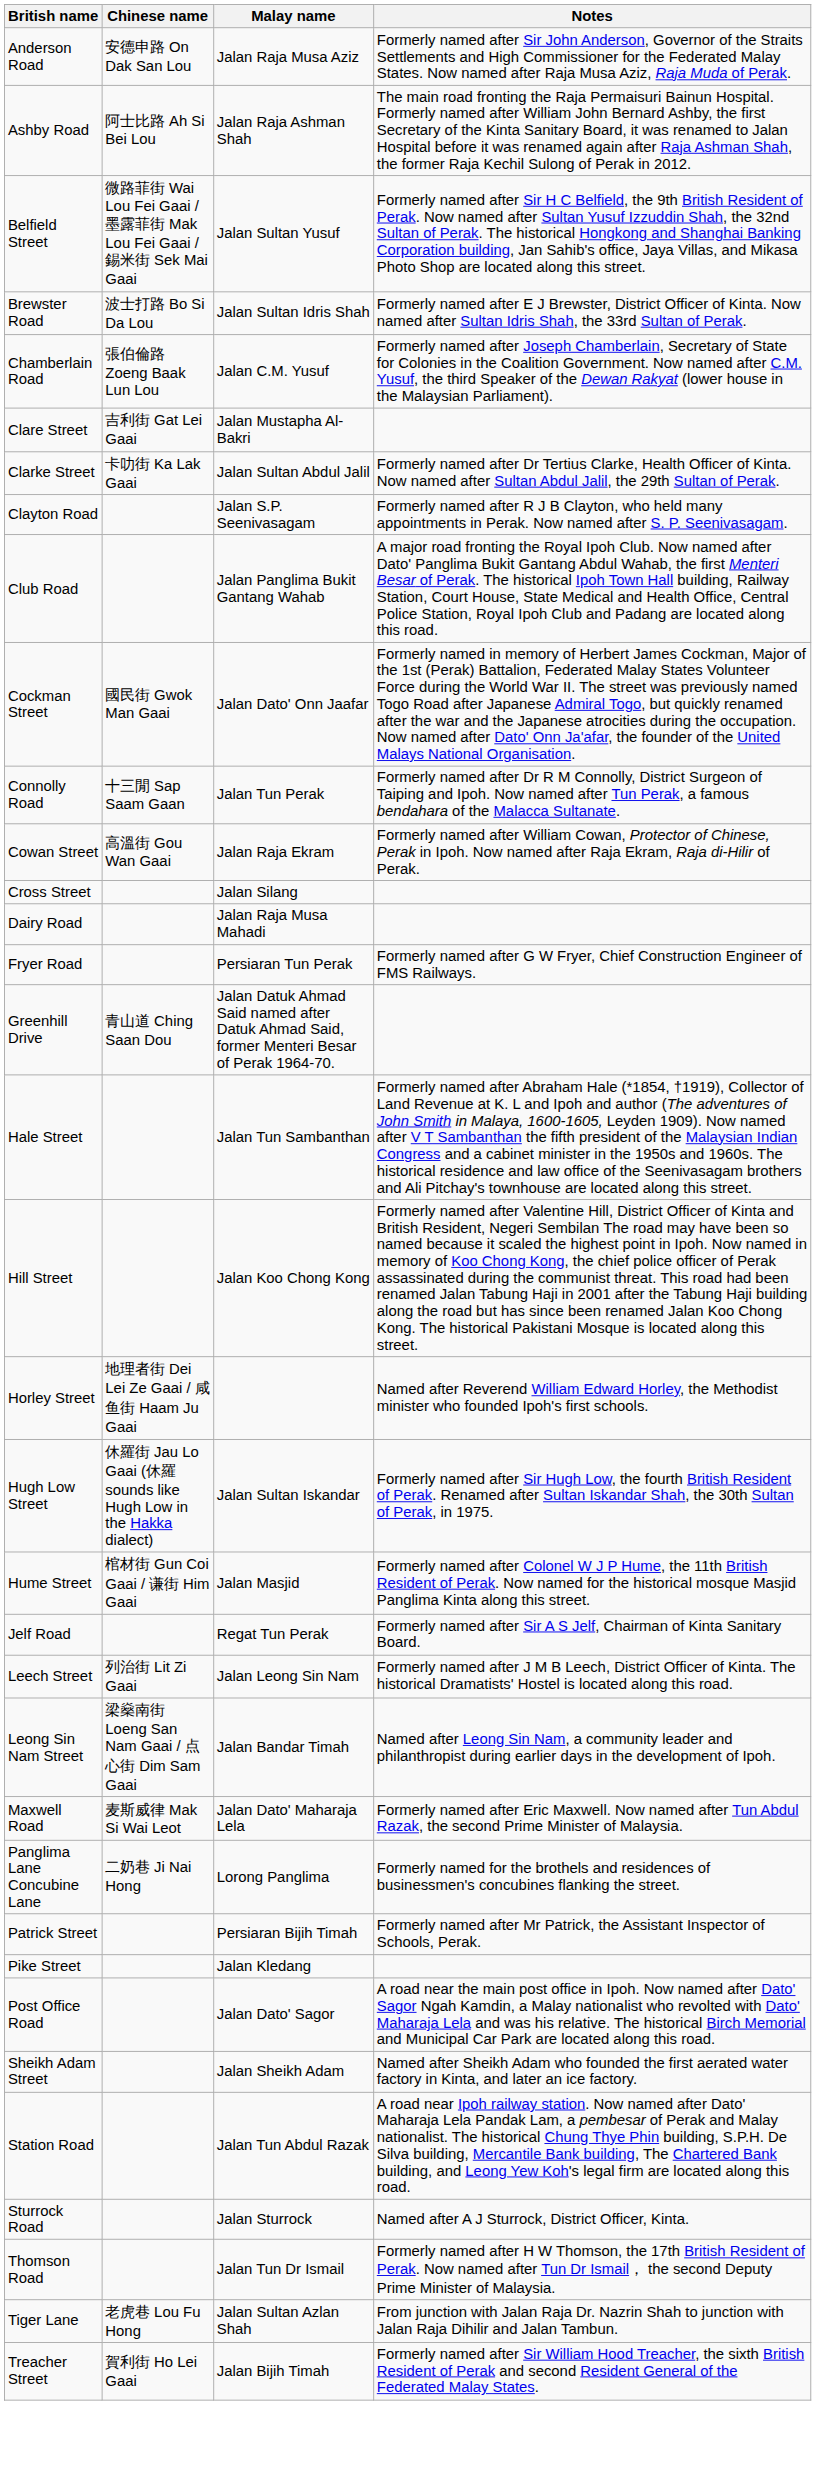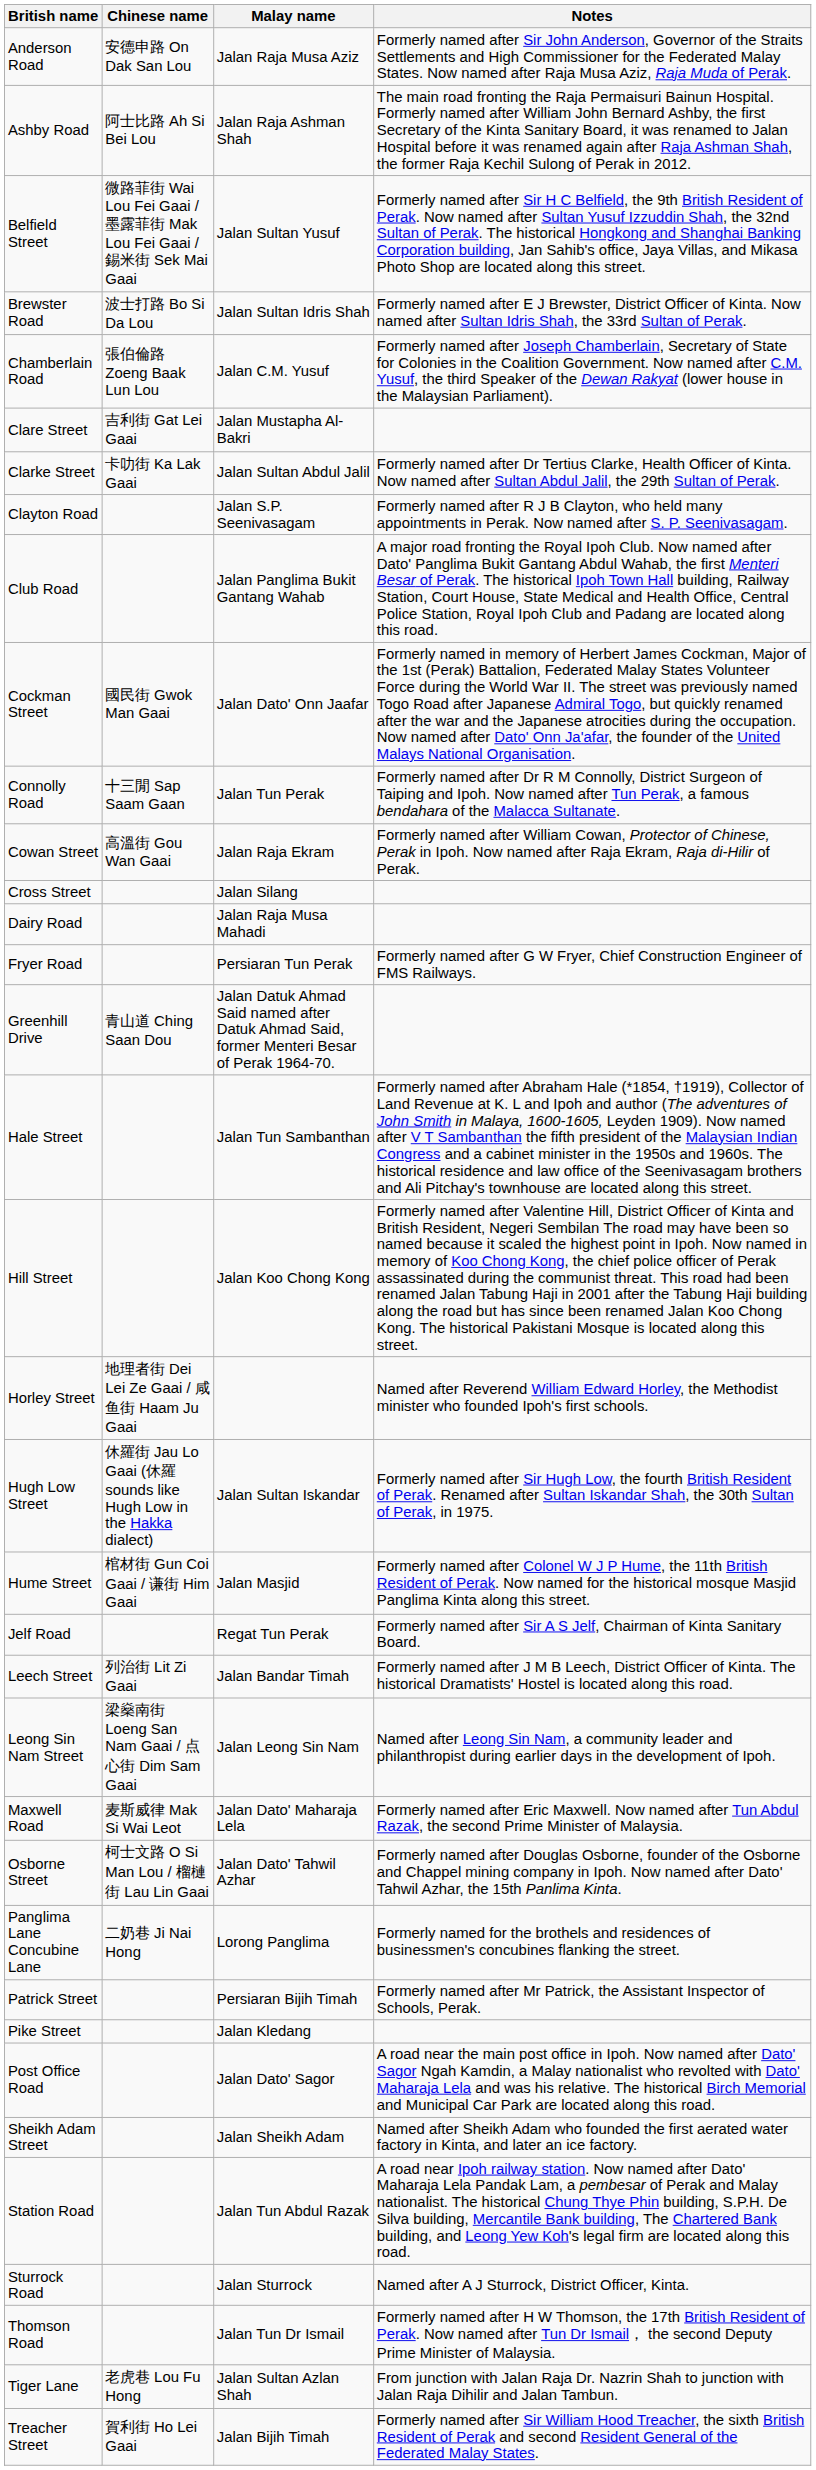(288, 1676) Jalan Leong Sin Nam -> (283, 1676) Jalan Bandar Timah
(283, 1747) Jalan Bandar Timah -> (288, 1747) Jalan Leong Sin Nam
+ row: (36, 1872)
